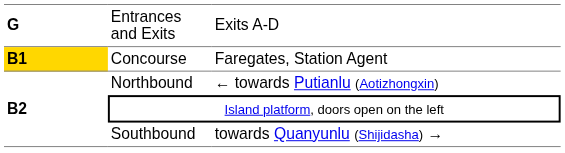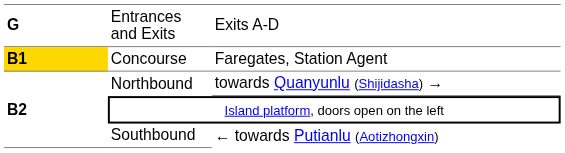(327, 83) ← towards Putianlu (Aotizhongxin) -> (329, 83) towards Quanyunlu (Shijidasha) →
(329, 134) towards Quanyunlu (Shijidasha) → -> (327, 135) ← towards Putianlu (Aotizhongxin)
